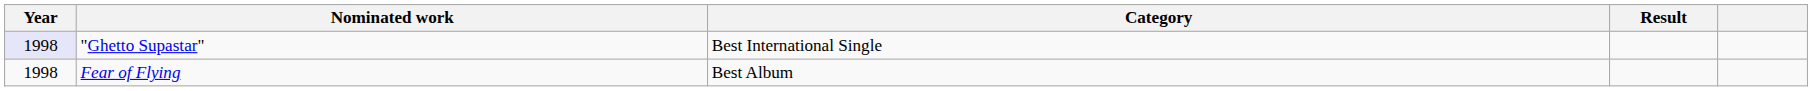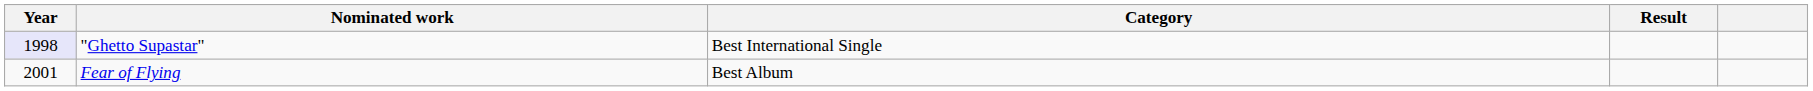(41, 72) 1998 -> (41, 72) 2001
